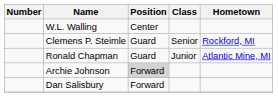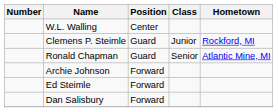(184, 41) Senior -> (184, 41) Junior
(184, 56) Junior -> (184, 56) Senior
(147, 71) lightgrey background -> (147, 71) no background
+ row: (68, 85)
